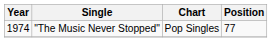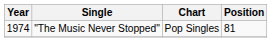(230, 28) 77 -> (230, 28) 81
